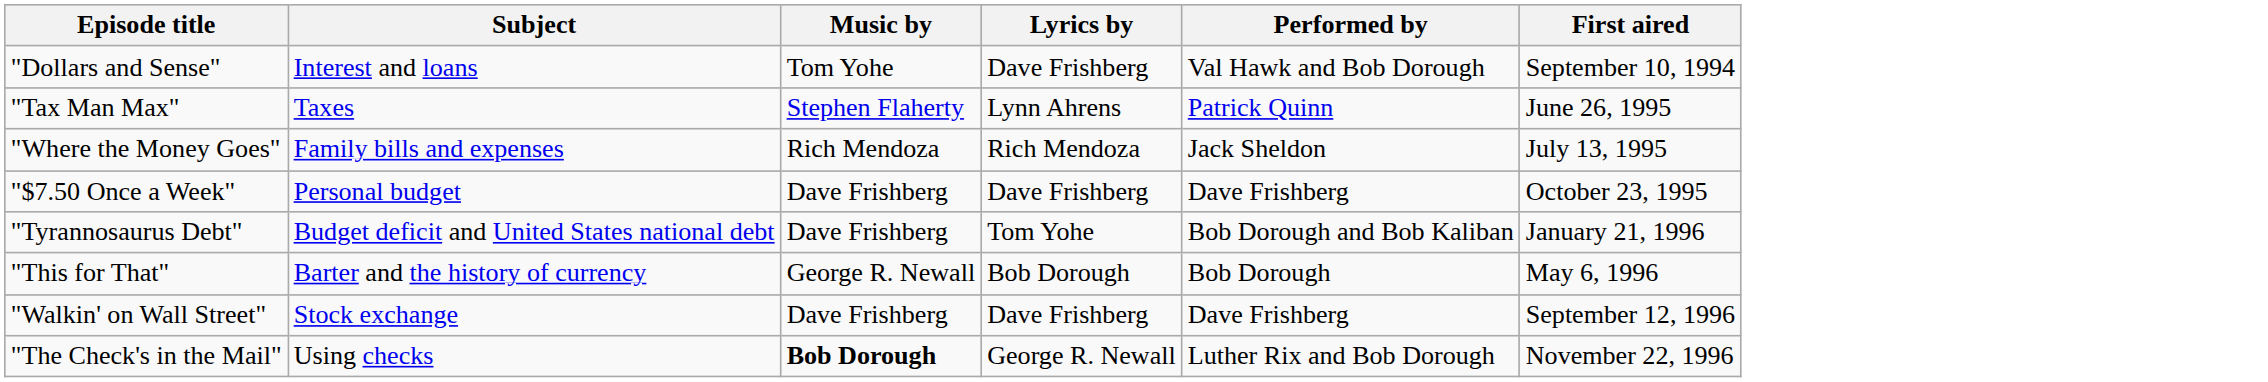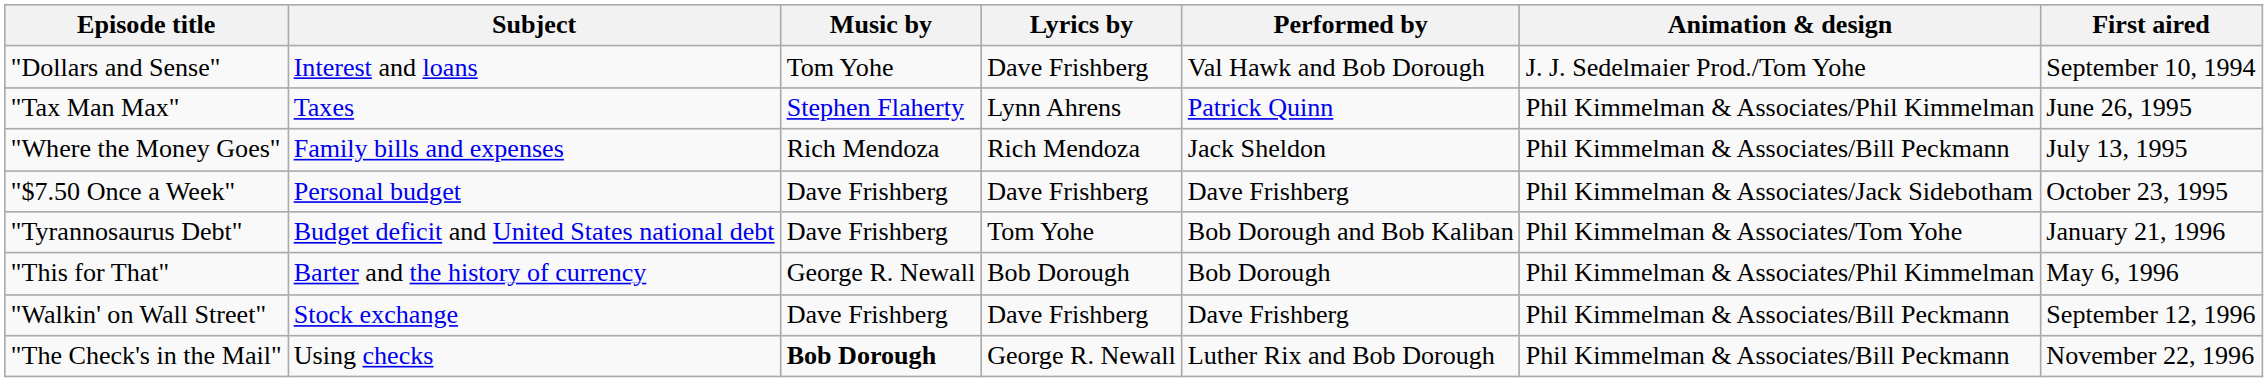+ column: (1780, 25)
